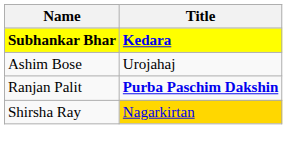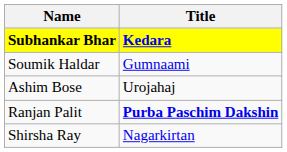+ row: (54, 64)
(159, 111) gold background -> (159, 135) no background
